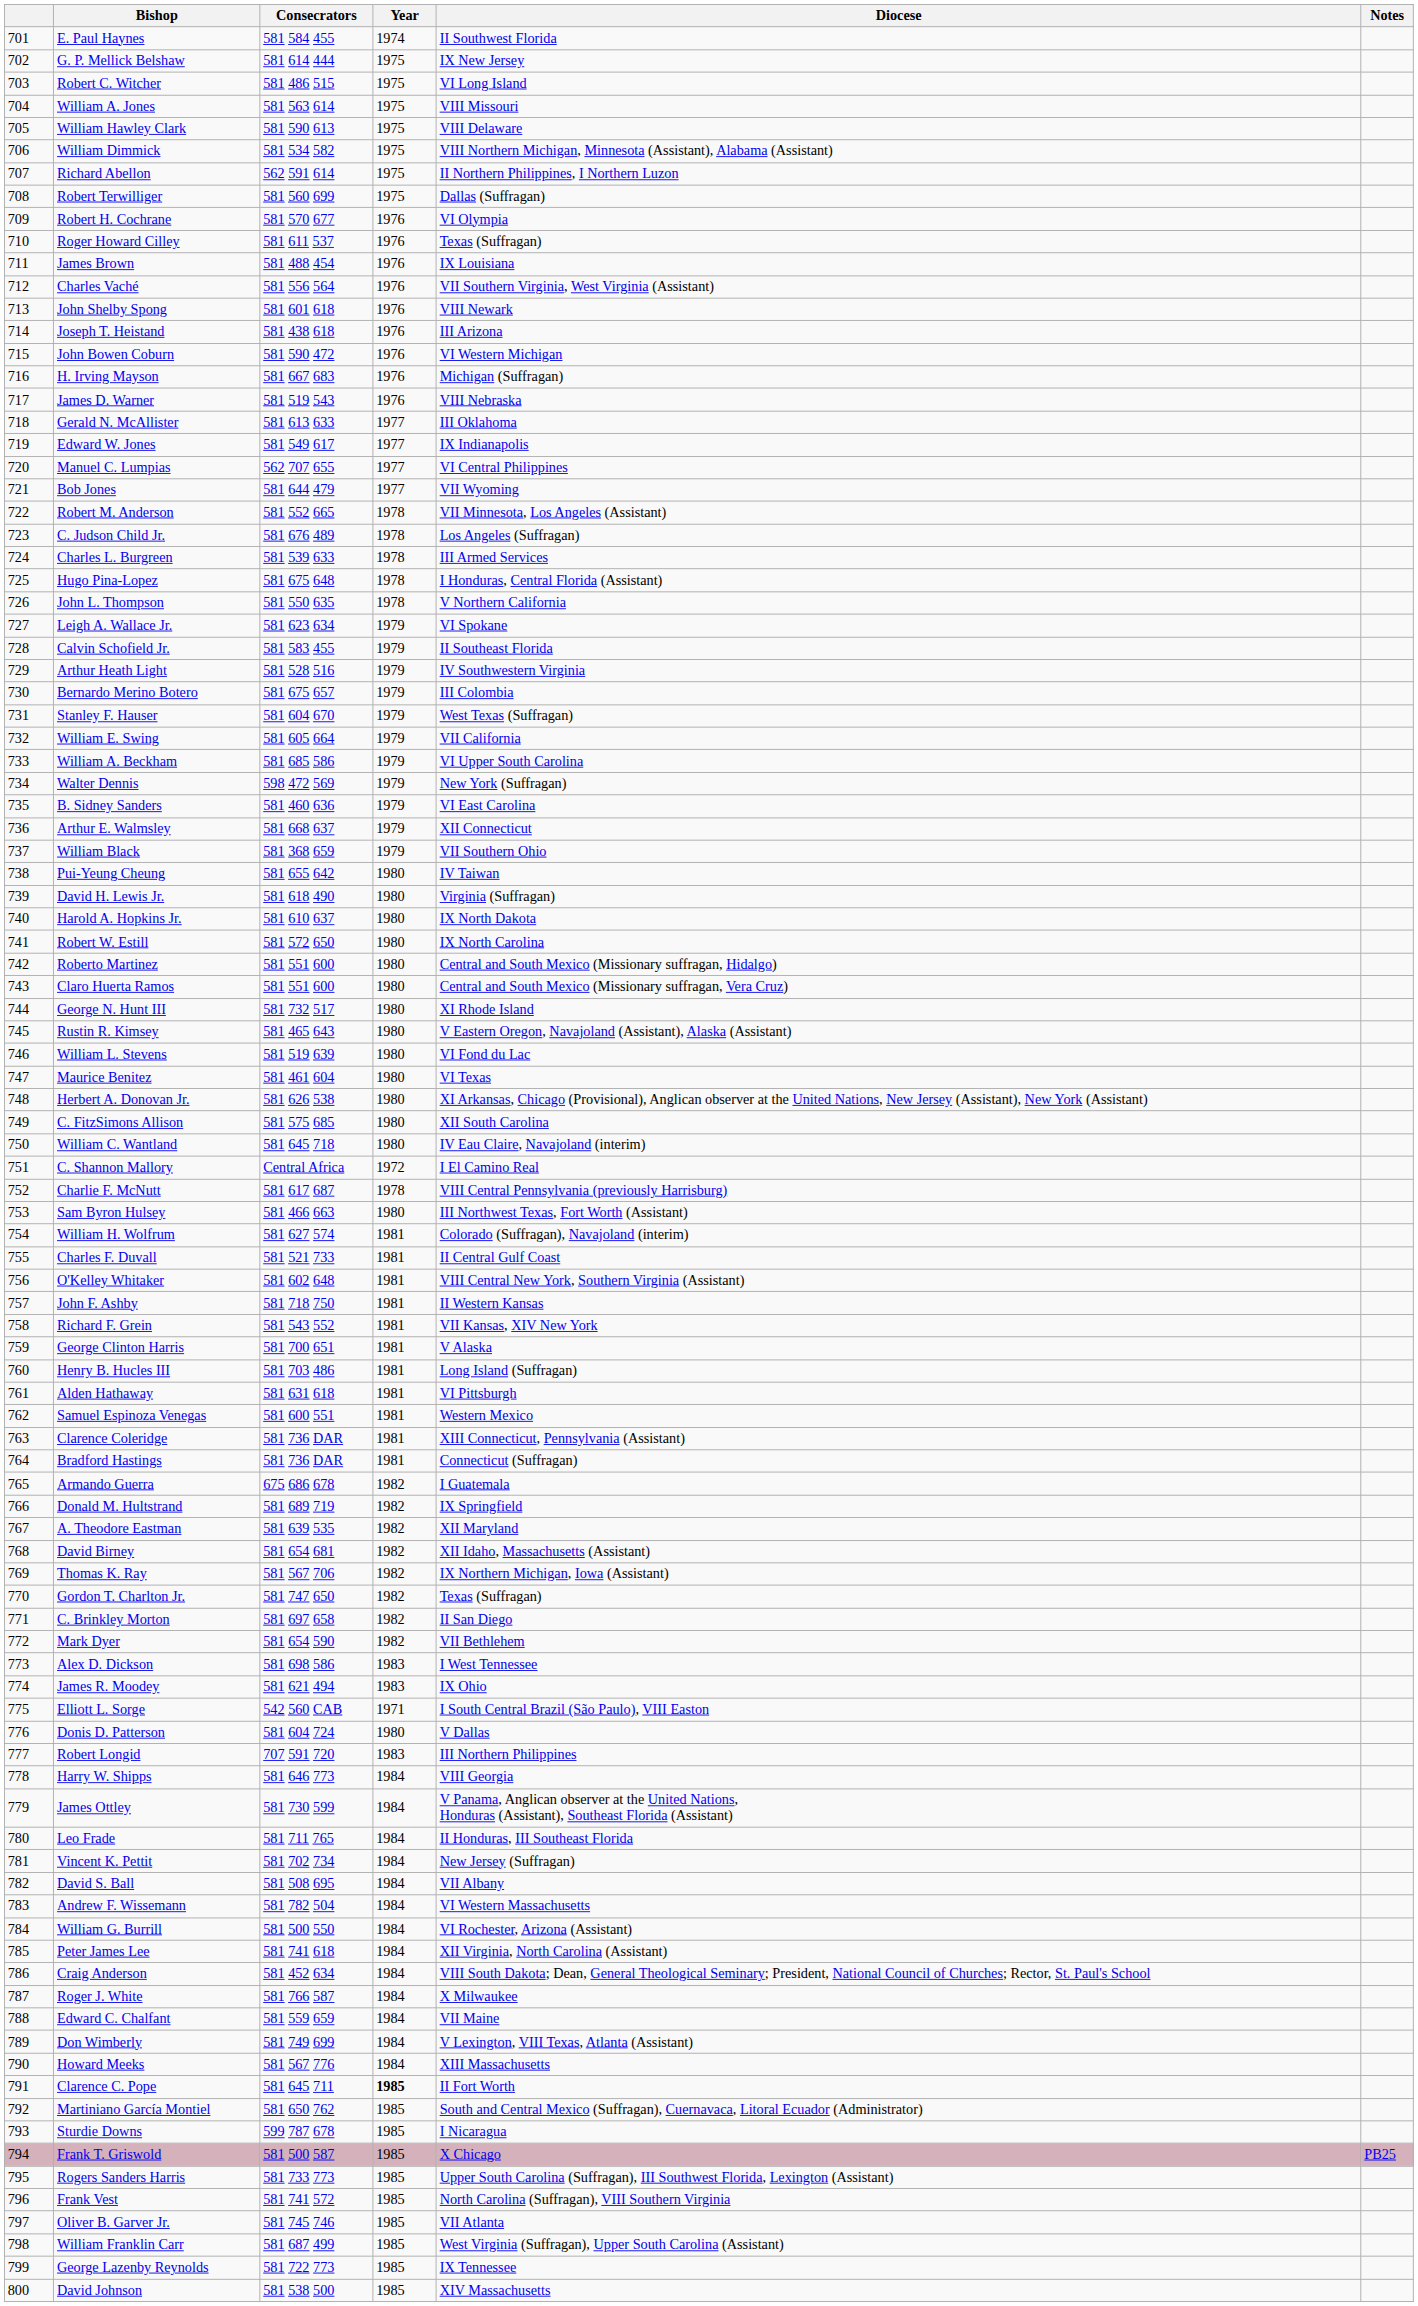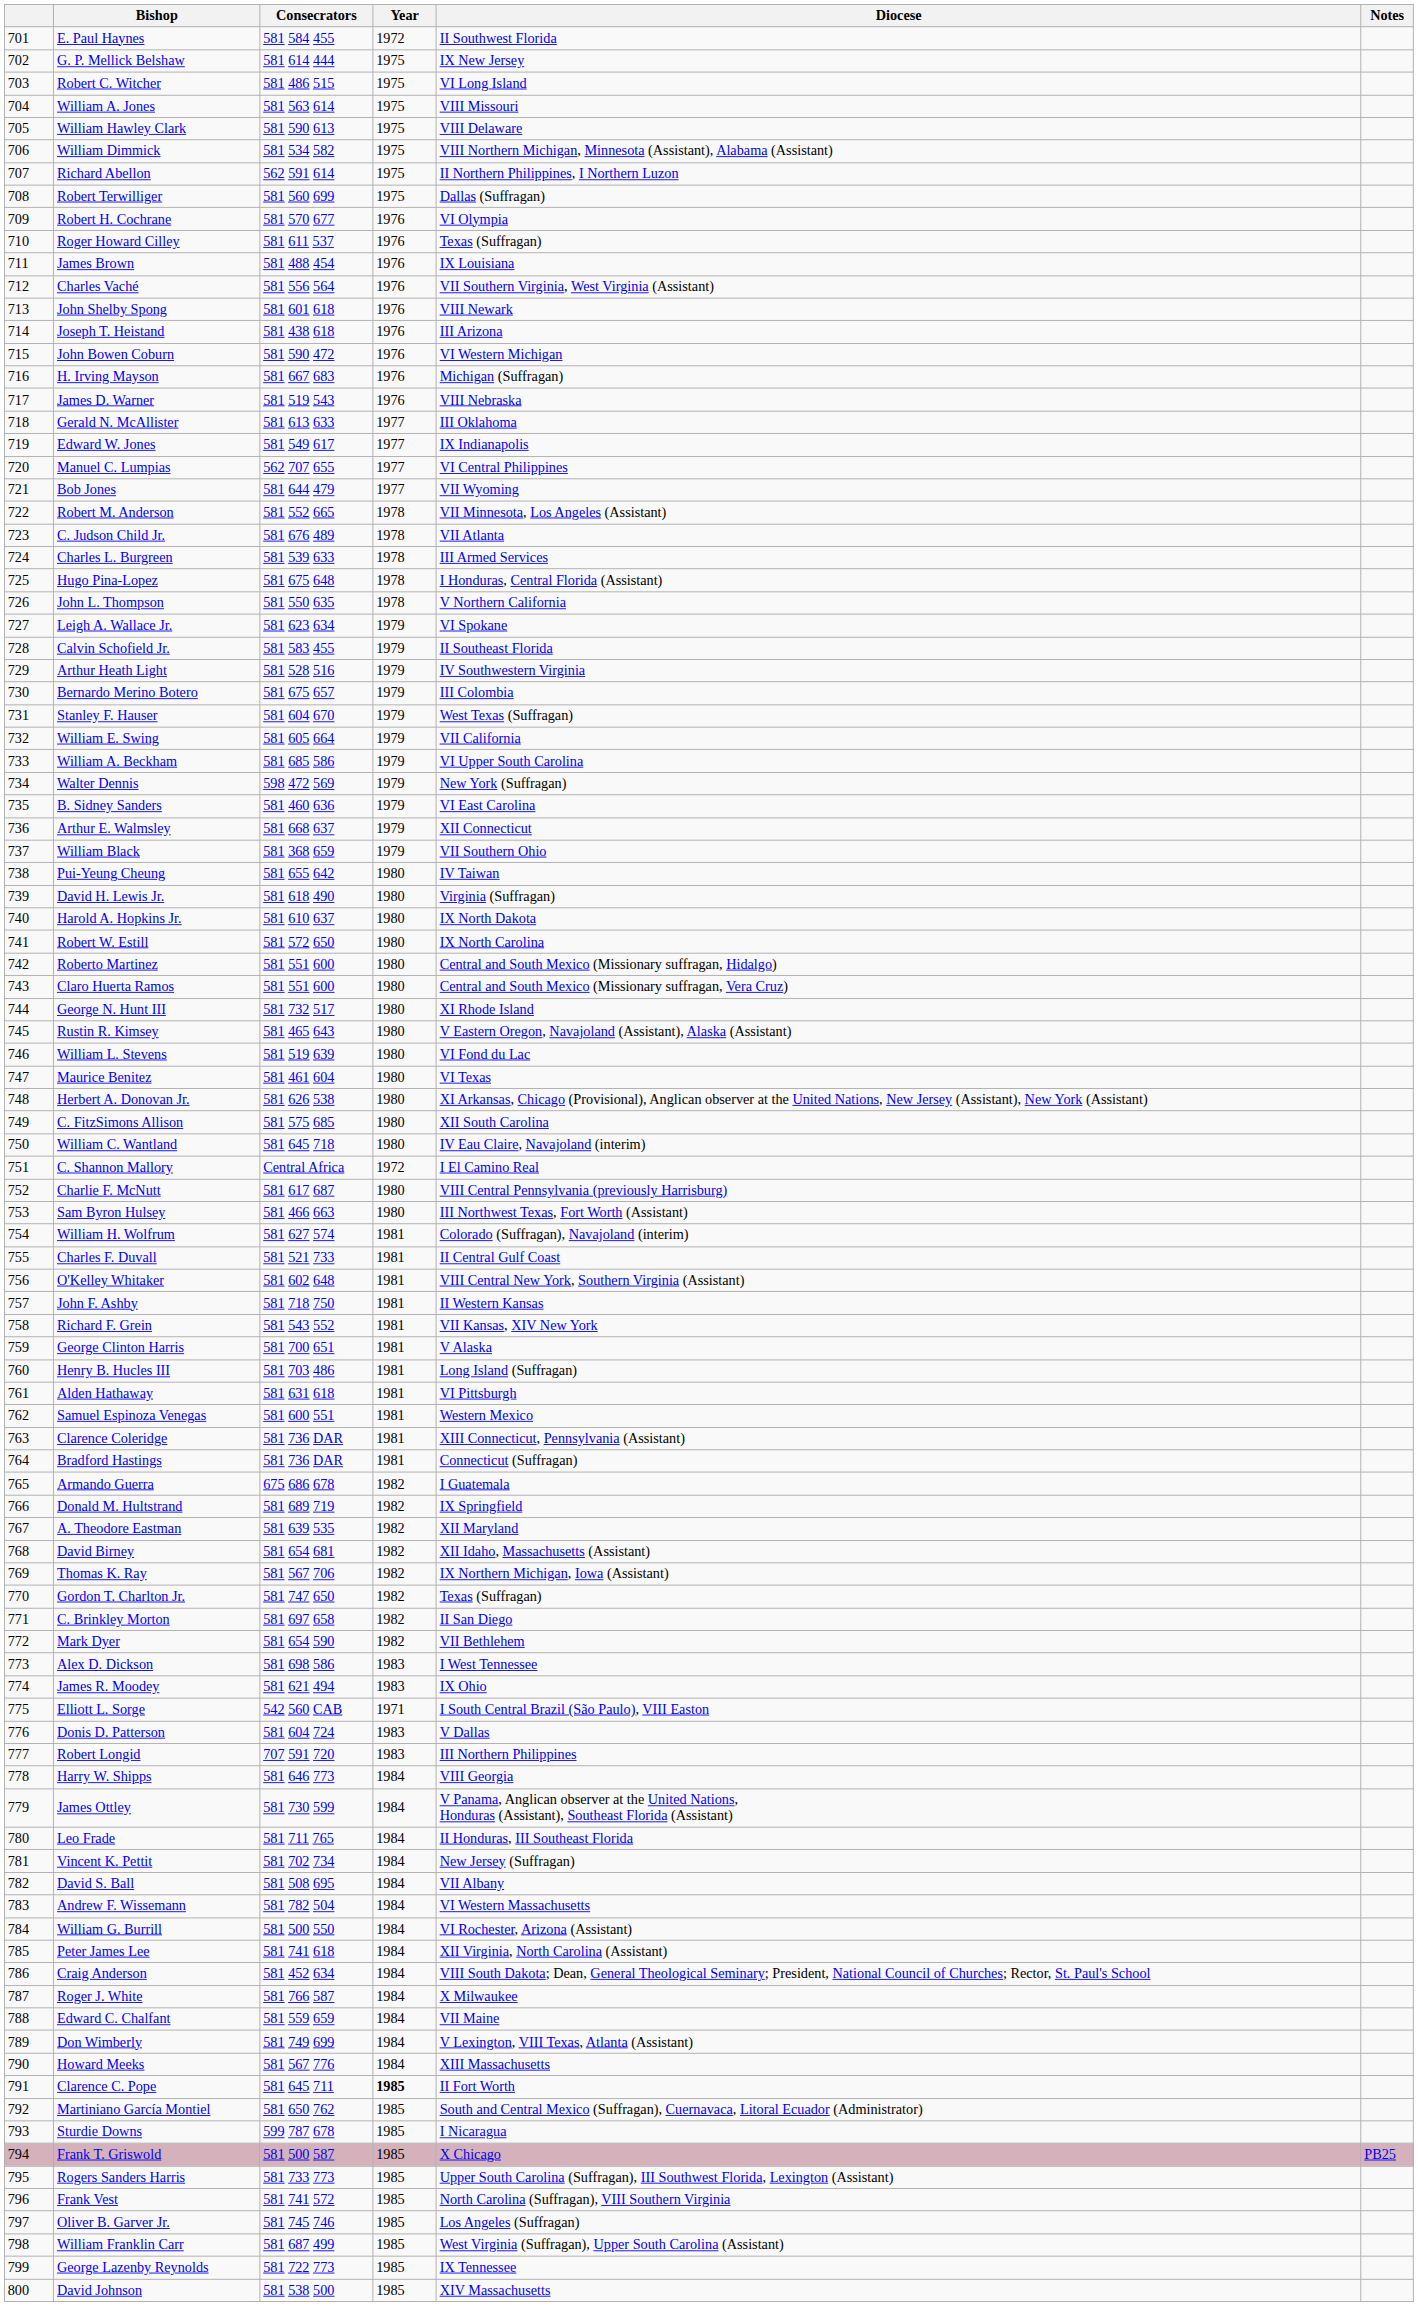(390, 38) 1974 -> (390, 38) 1972
(510, 535) Los Angeles (Suffragan) -> (472, 535) VII Atlanta
(390, 1190) 1978 -> (390, 1190) 1980
(390, 1732) 1980 -> (390, 1732) 1983
(472, 2222) VII Atlanta -> (510, 2222) Los Angeles (Suffragan)
